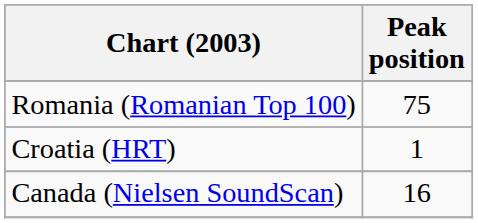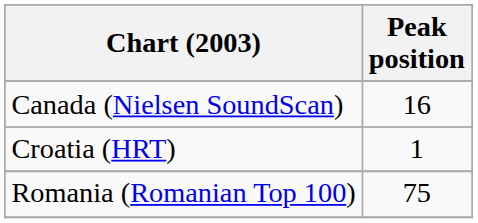rows swapped: (177, 193) <-> (184, 103)
